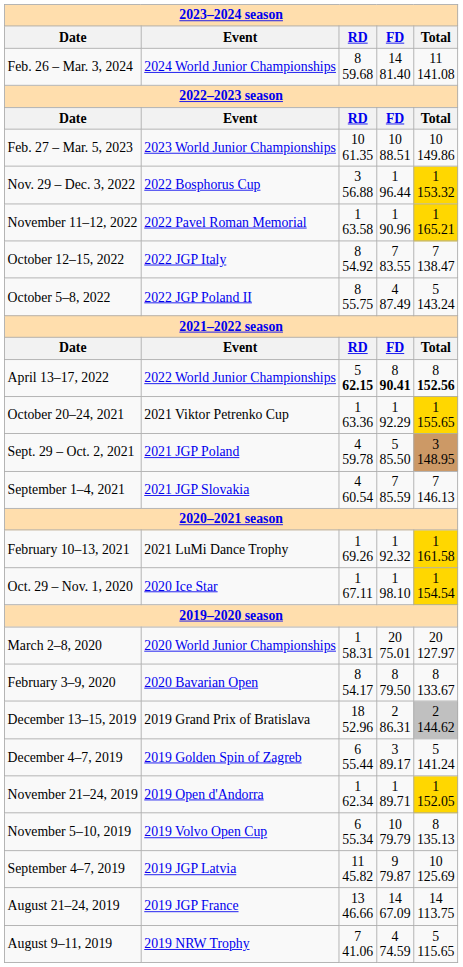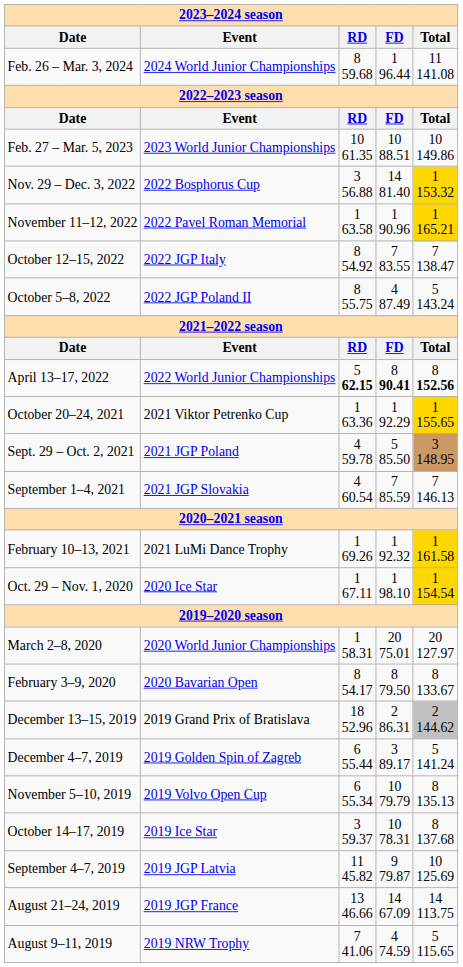(395, 66) 14 81.40 -> (395, 66) 1 96.44
(395, 185) 1 96.44 -> (395, 185) 14 81.40
- row: (73, 794)
+ row: (66, 831)
